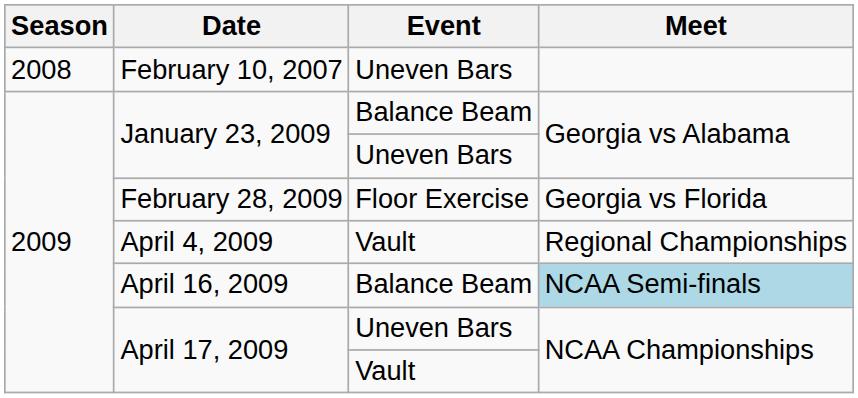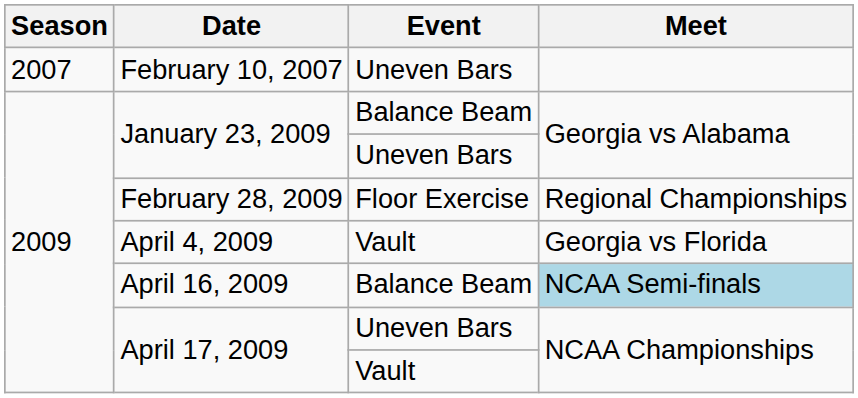(41, 69) 2008 -> (41, 69) 2007
(656, 198) Georgia vs Florida -> (696, 198) Regional Championships
(696, 241) Regional Championships -> (656, 241) Georgia vs Florida
